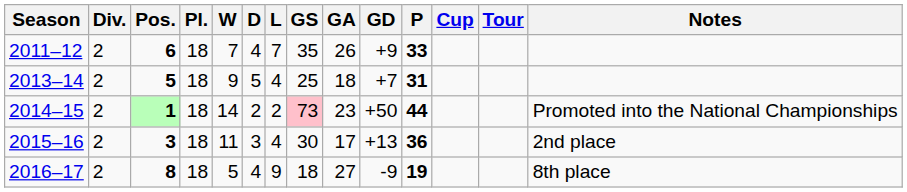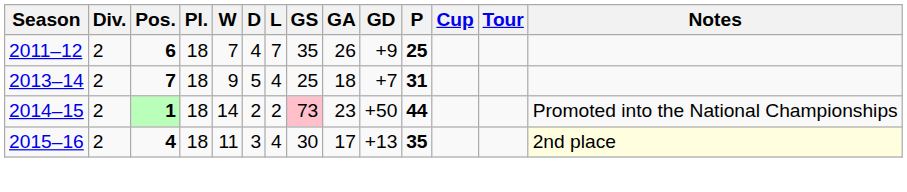(417, 50) 33 -> (417, 50) 25
(170, 80) 5 -> (170, 80) 7
(170, 141) 3 -> (170, 141) 4
(417, 141) 36 -> (417, 141) 35
(574, 141) no background -> (574, 141) lightyellow background
- row: (46, 171)
